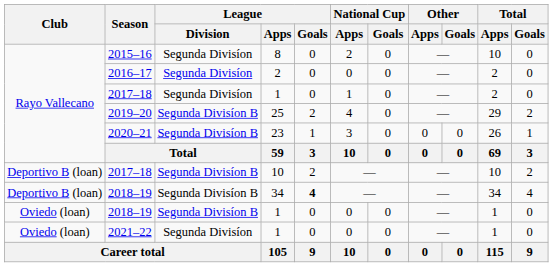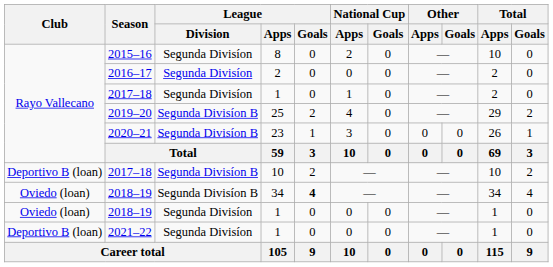(55, 192) Deportivo B (loan) -> (55, 192) Oviedo (loan)
(208, 212) Segunda Divisíon B -> (208, 212) Segunda Divisíon
(55, 232) Oviedo (loan) -> (55, 232) Deportivo B (loan)
